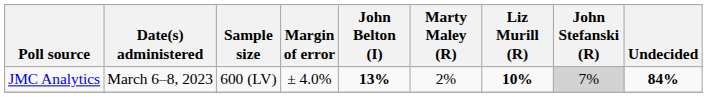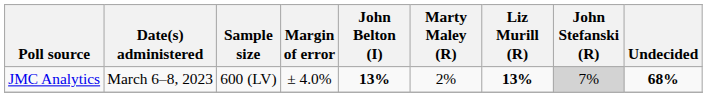(517, 79) 10% -> (517, 79) 13%
(663, 79) 84% -> (663, 79) 68%
